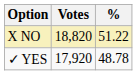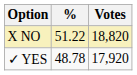columns swapped: (73, 15) <-> (114, 15)
